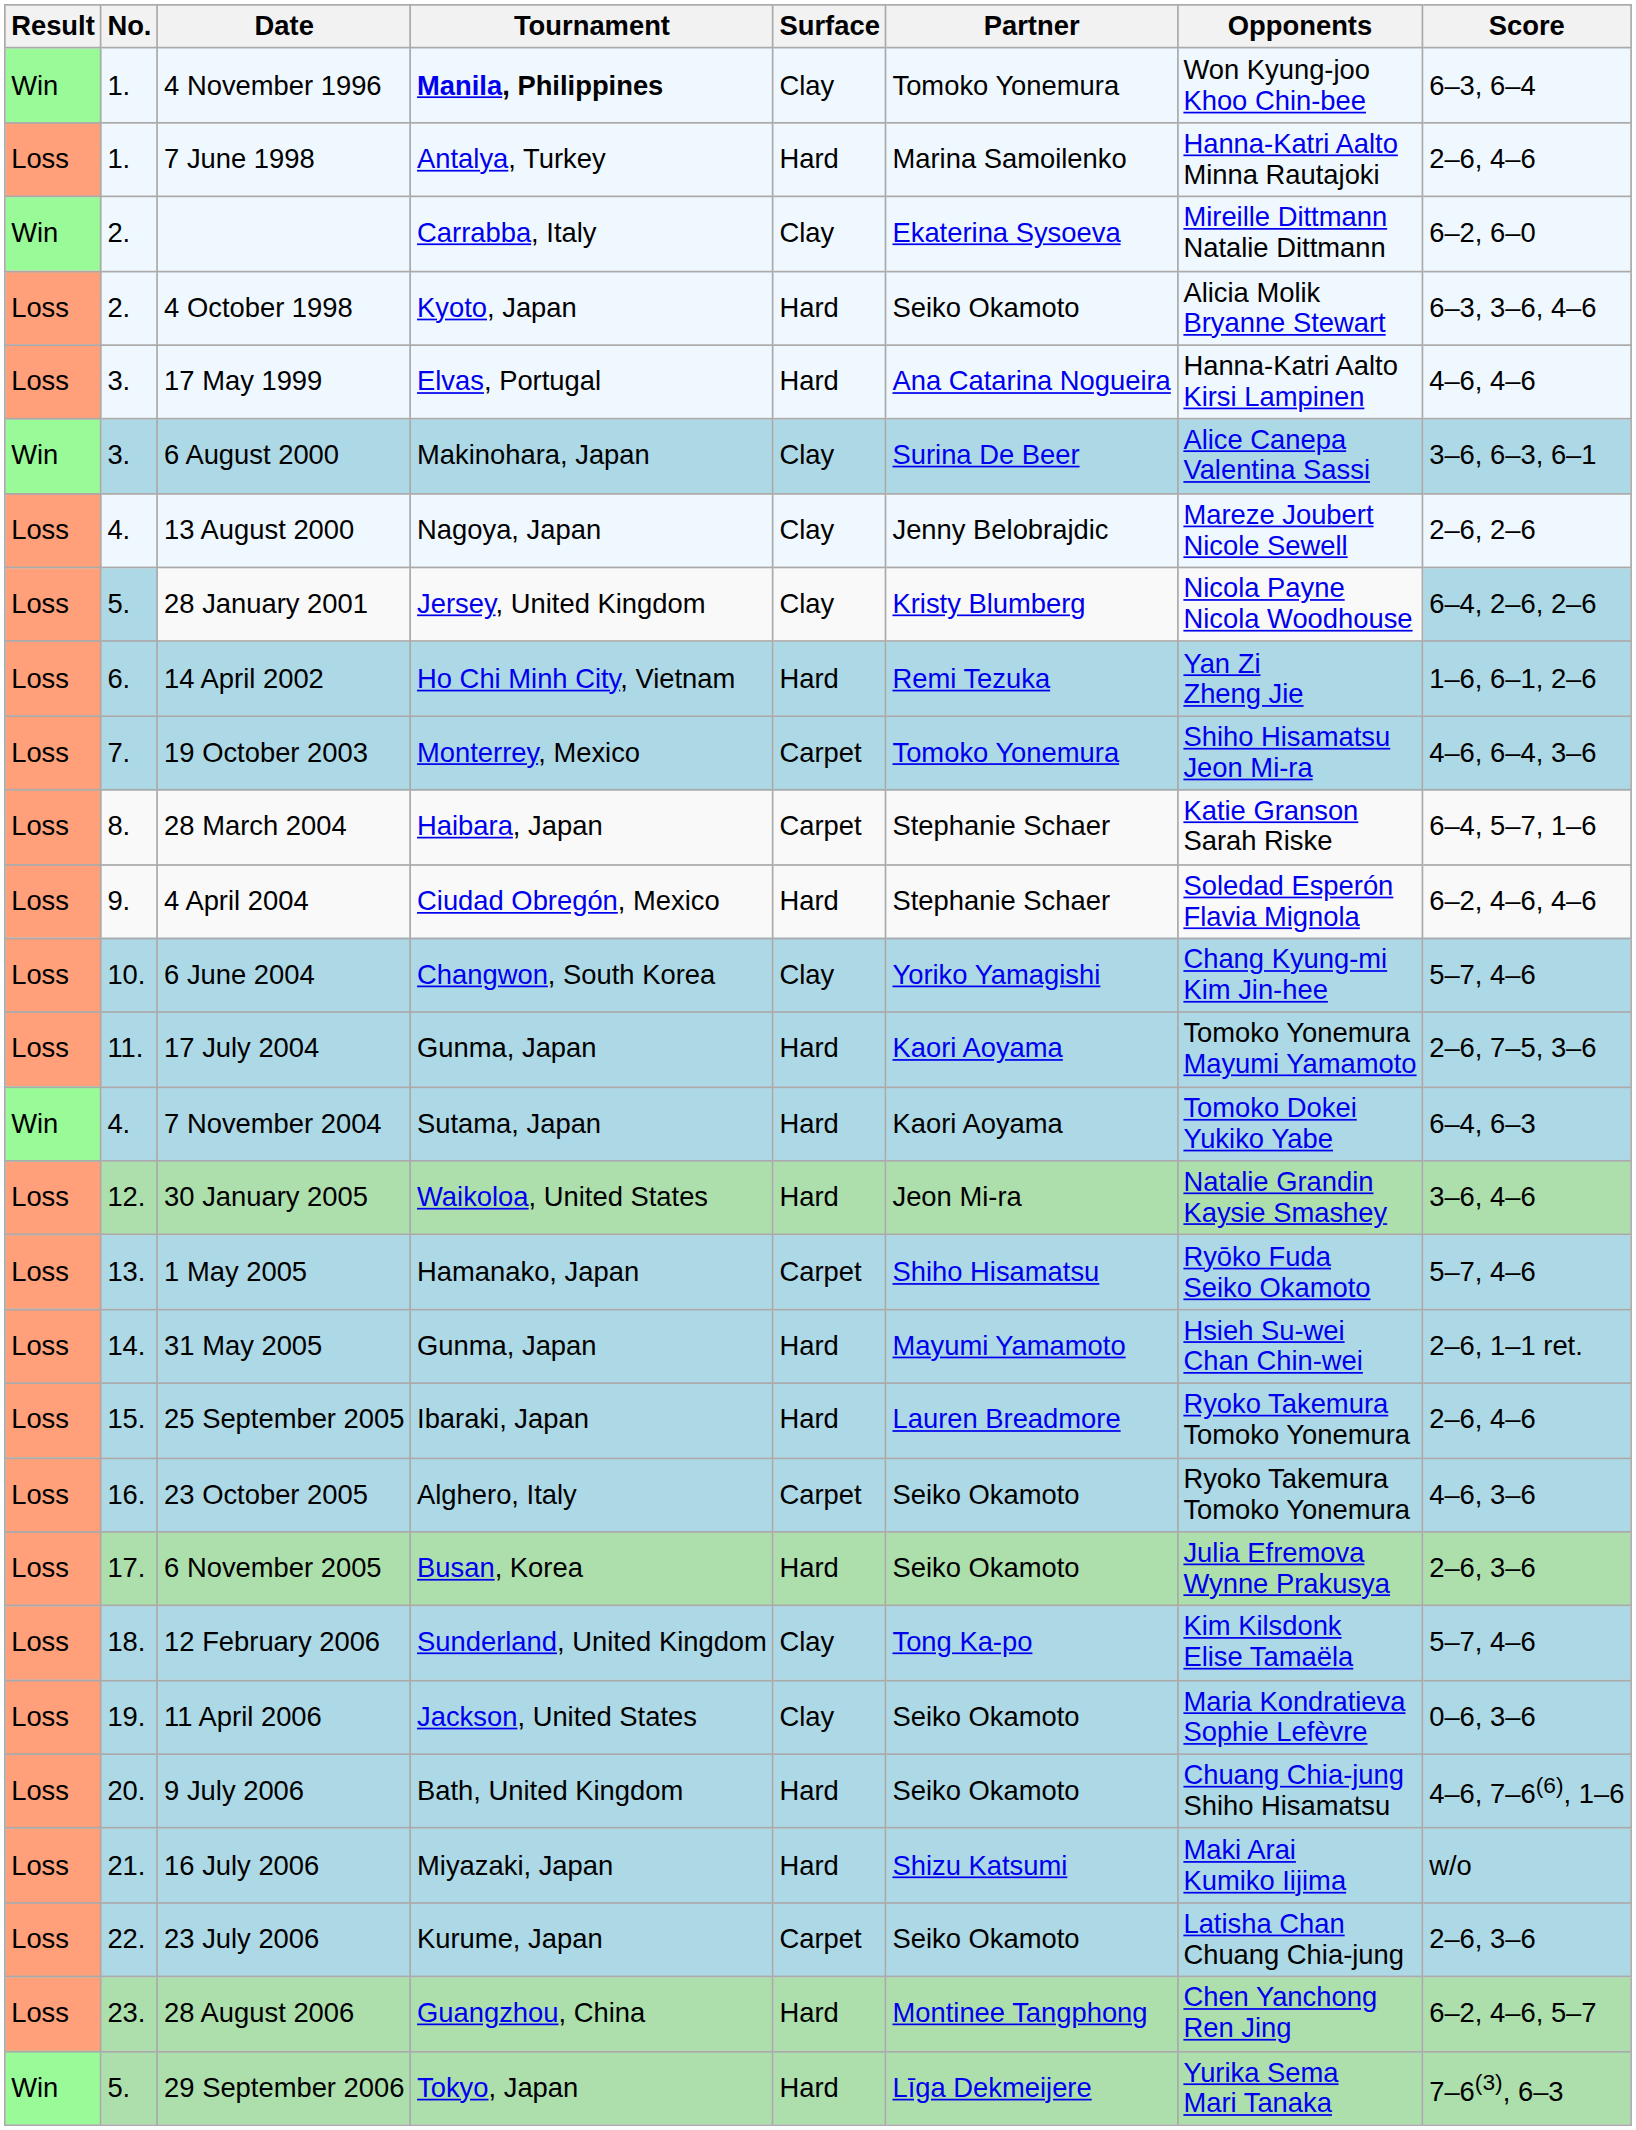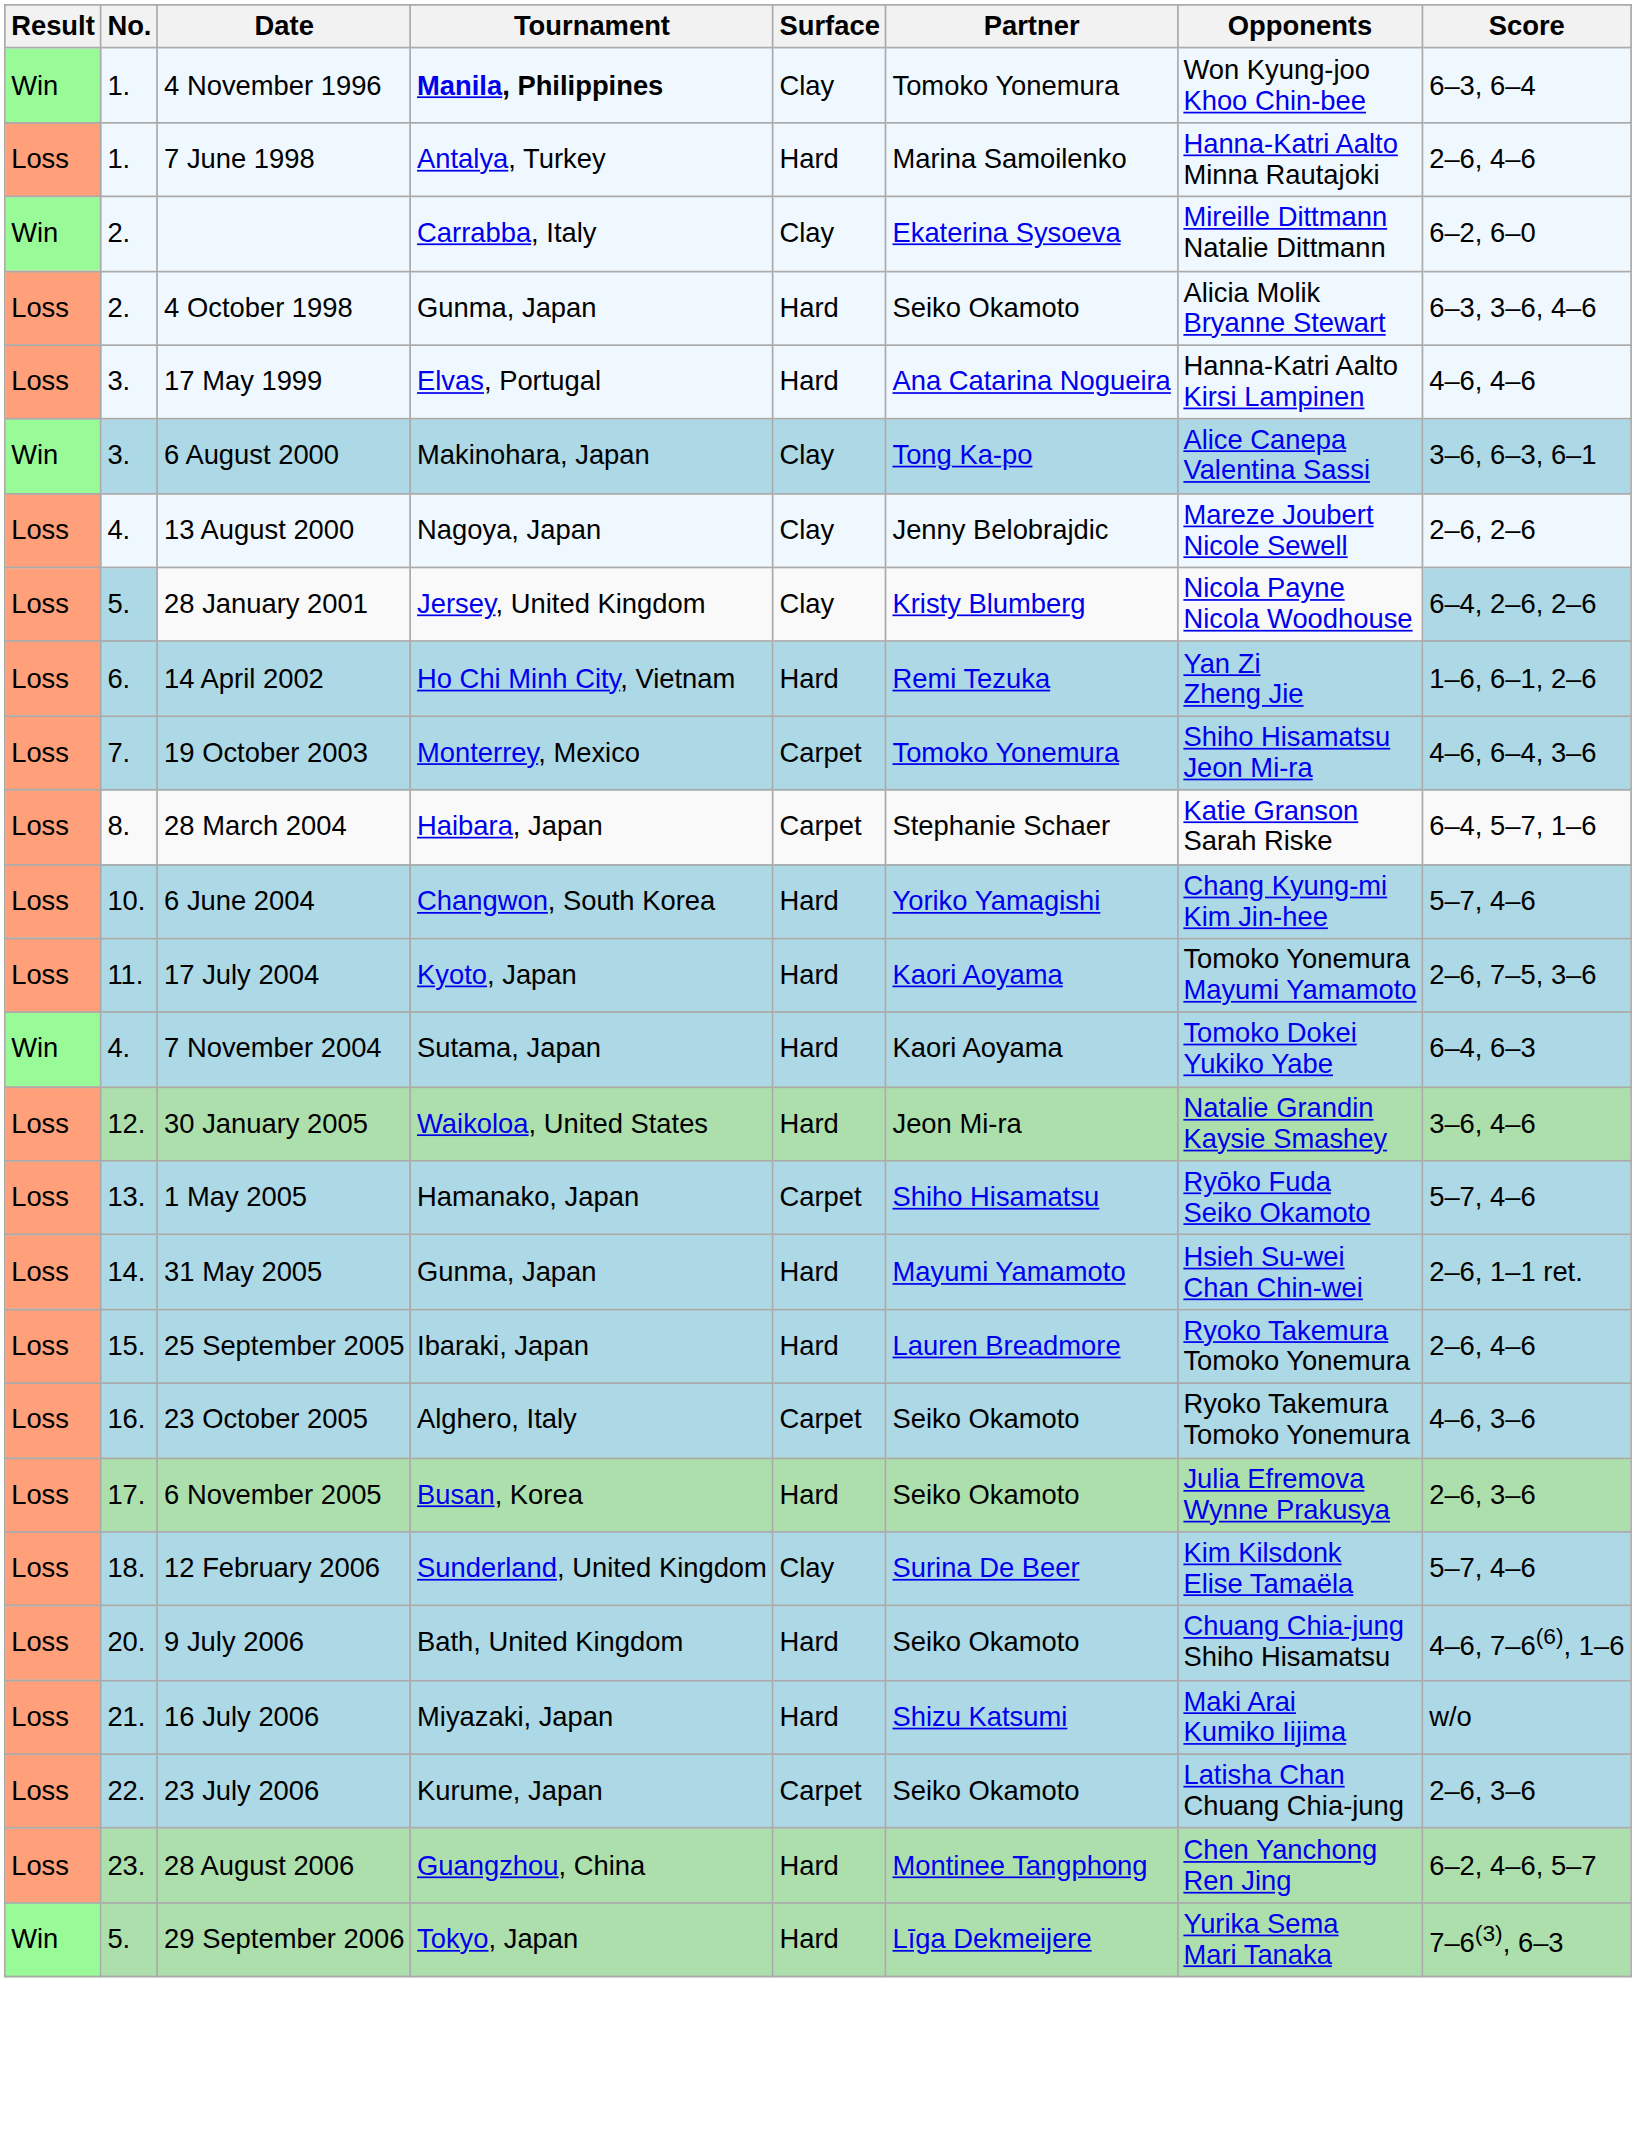(497, 307) Kyoto, Japan -> (507, 307) Gunma, Japan
(986, 455) Surina De Beer -> (962, 455) Tong Ka-po
- row: (236, 900)
(807, 975) Clay -> (809, 900) Hard
(507, 1049) Gunma, Japan -> (497, 975) Kyoto, Japan
(962, 1642) Tong Ka-po -> (986, 1568) Surina De Beer
- row: (243, 1716)
